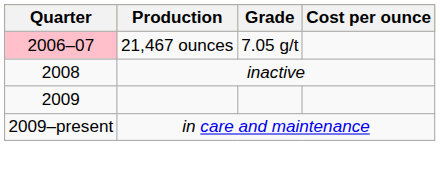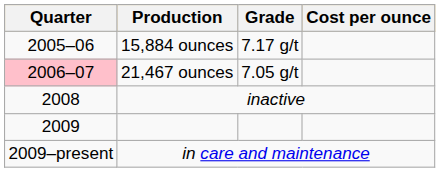+ row: (177, 45)
